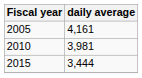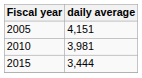(81, 30) 4,161 -> (81, 30) 4,151
